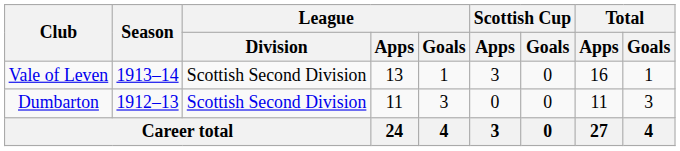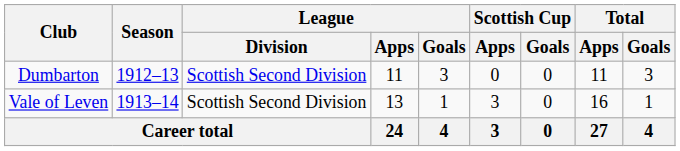rows swapped: (58, 103) <-> (58, 74)
